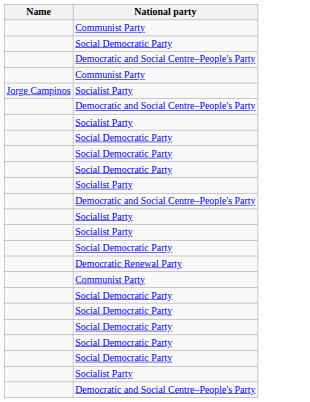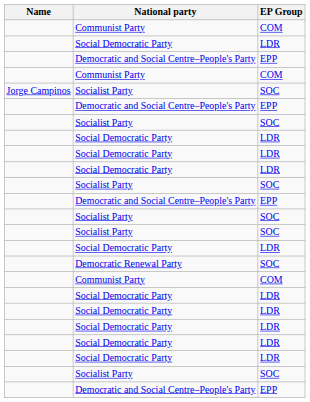+ column: (281, 12)
